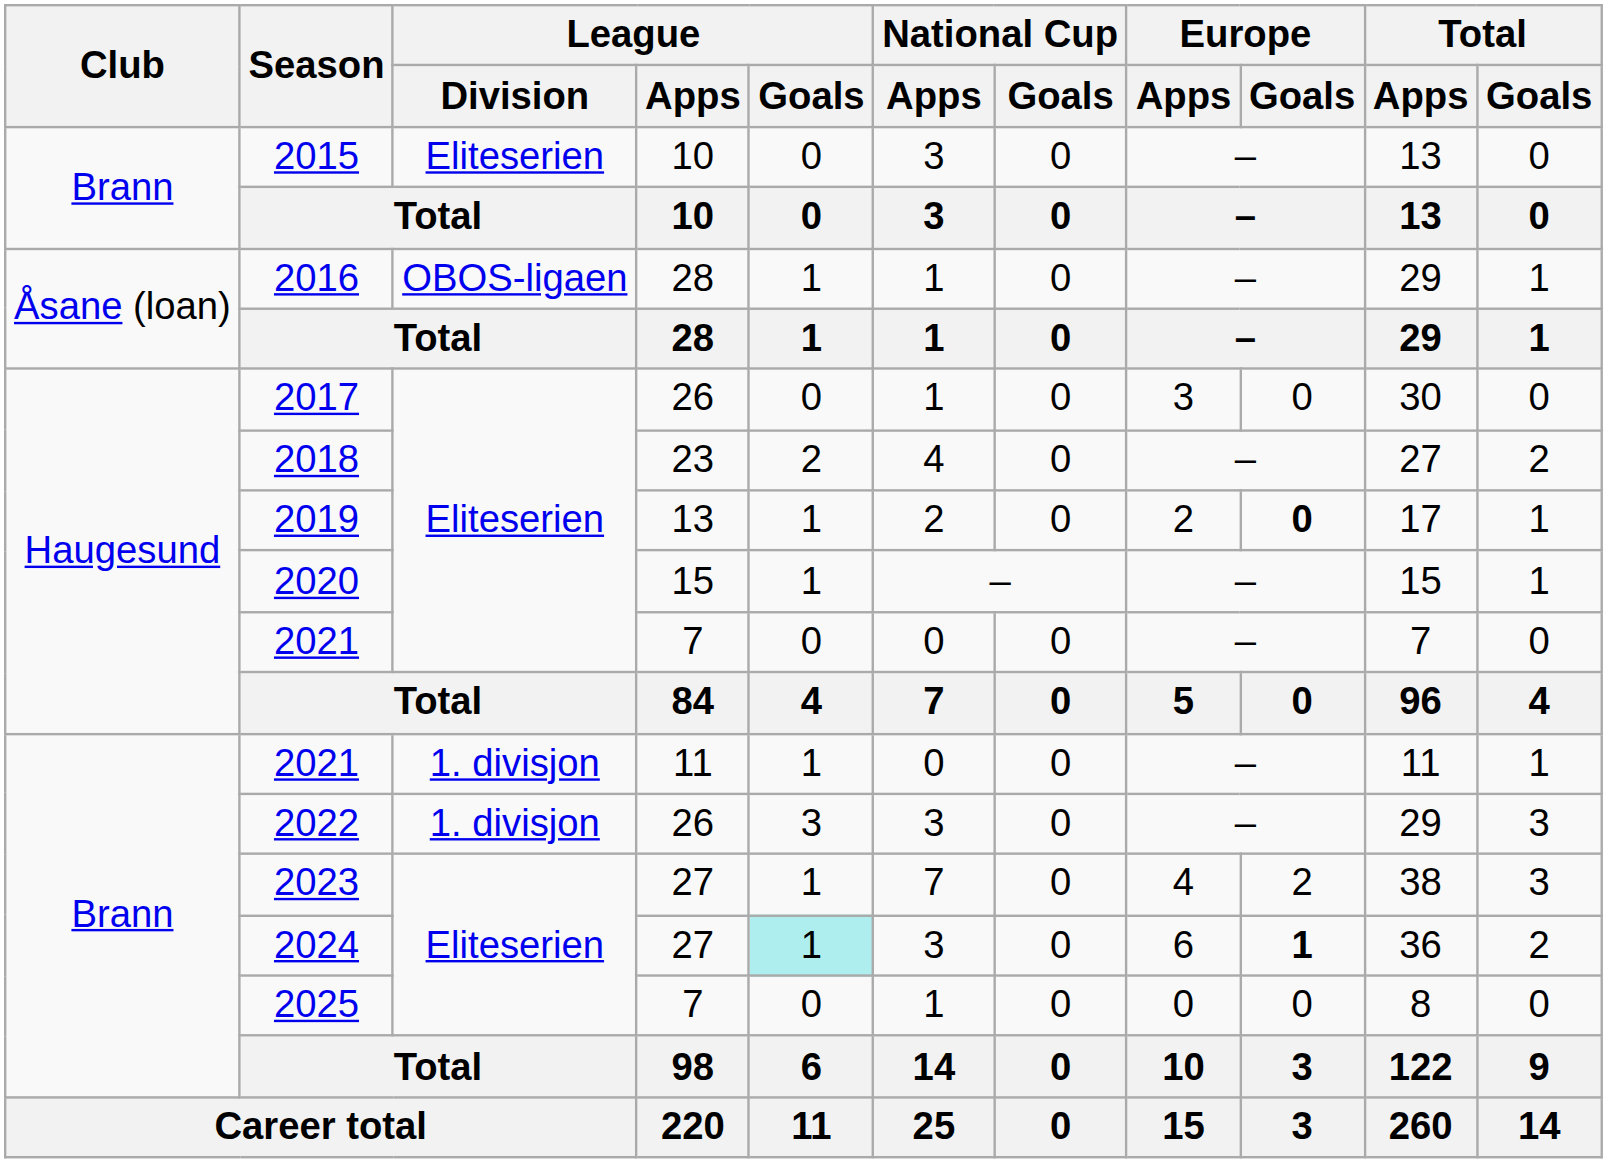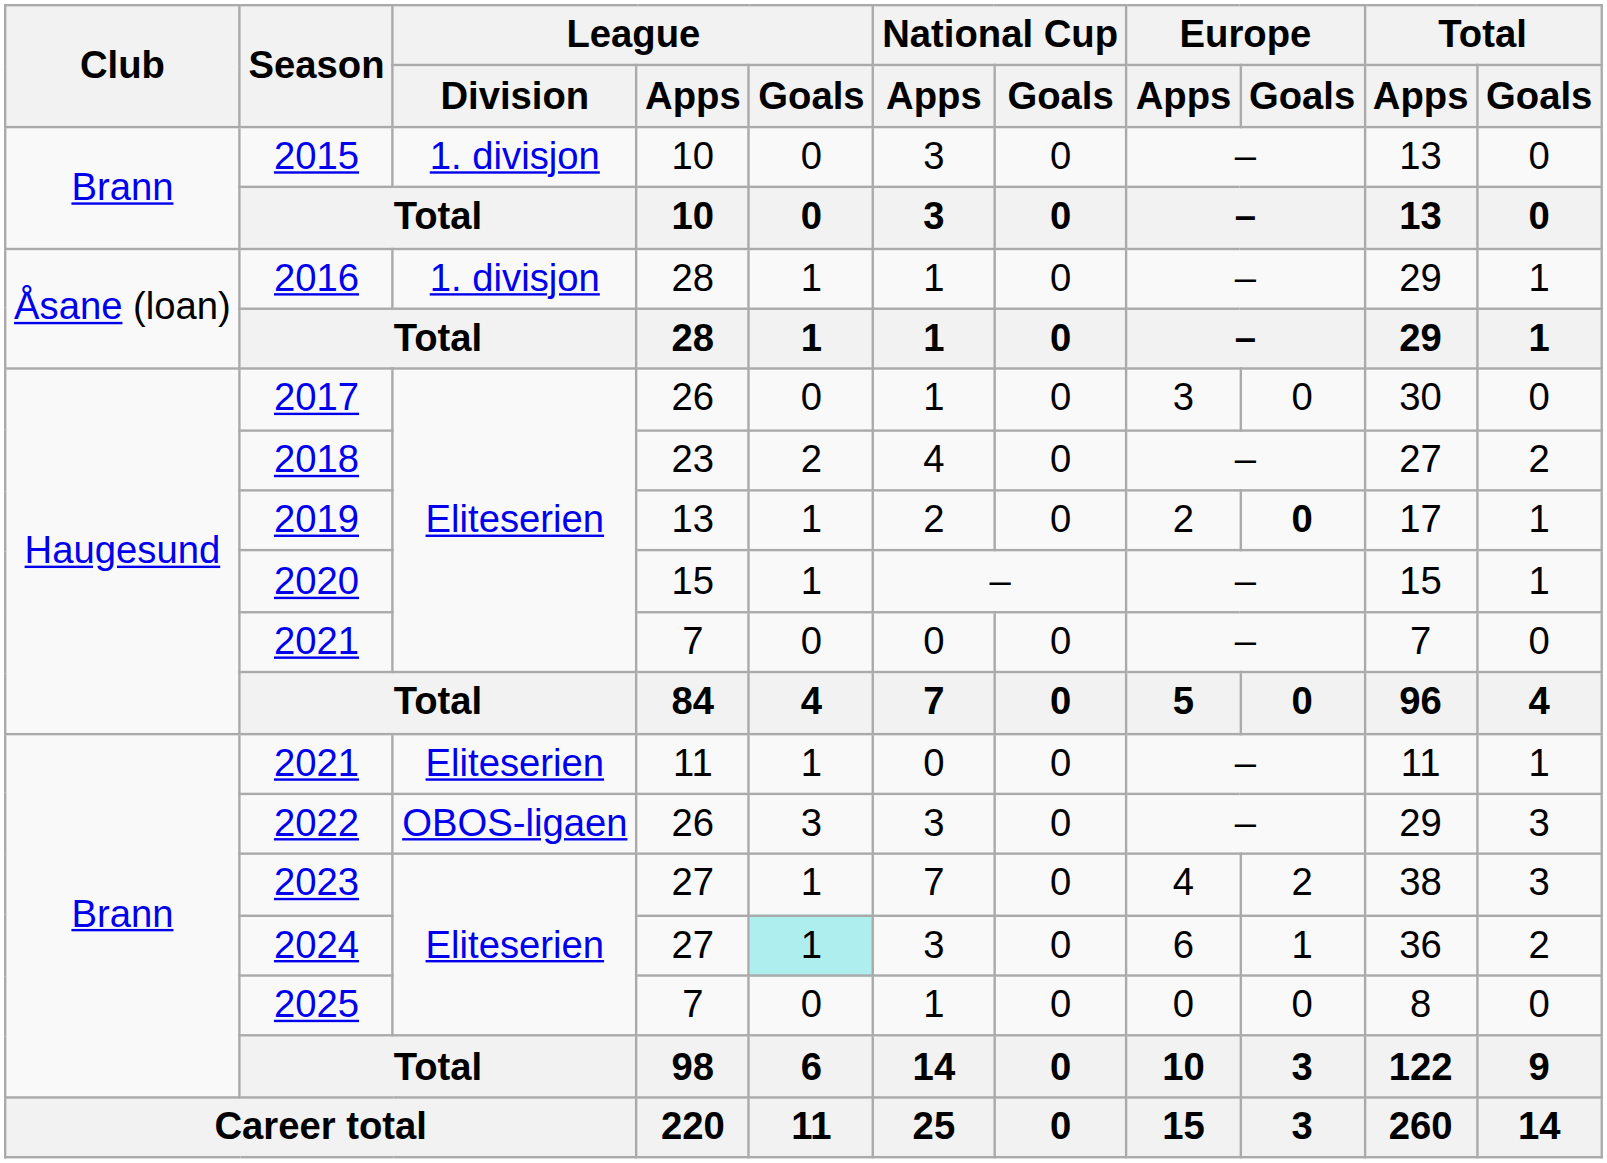(515, 156) Eliteserien -> (515, 156) 1. divisjon
(515, 277) OBOS-ligaen -> (515, 277) 1. divisjon
(515, 762) 1. divisjon -> (515, 762) Eliteserien
(515, 823) 1. divisjon -> (515, 823) OBOS-ligaen
(1302, 944) bold -> (1302, 944) normal
